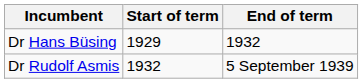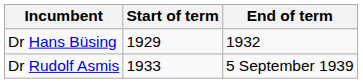(144, 66) 1932 -> (144, 66) 1933
